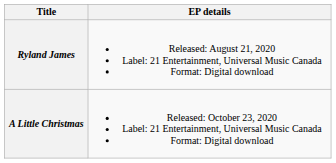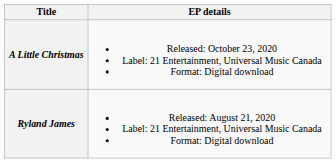rows swapped: (46, 54) <-> (46, 123)
